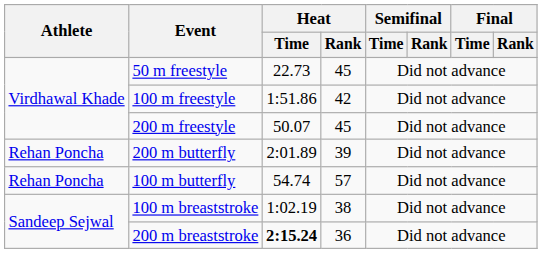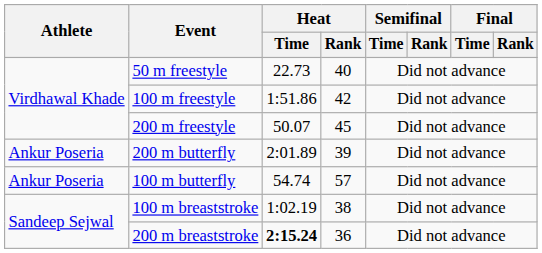(343, 71) 45 -> (343, 71) 40
(56, 153) Rehan Poncha -> (56, 153) Ankur Poseria
(56, 180) Rehan Poncha -> (56, 180) Ankur Poseria
